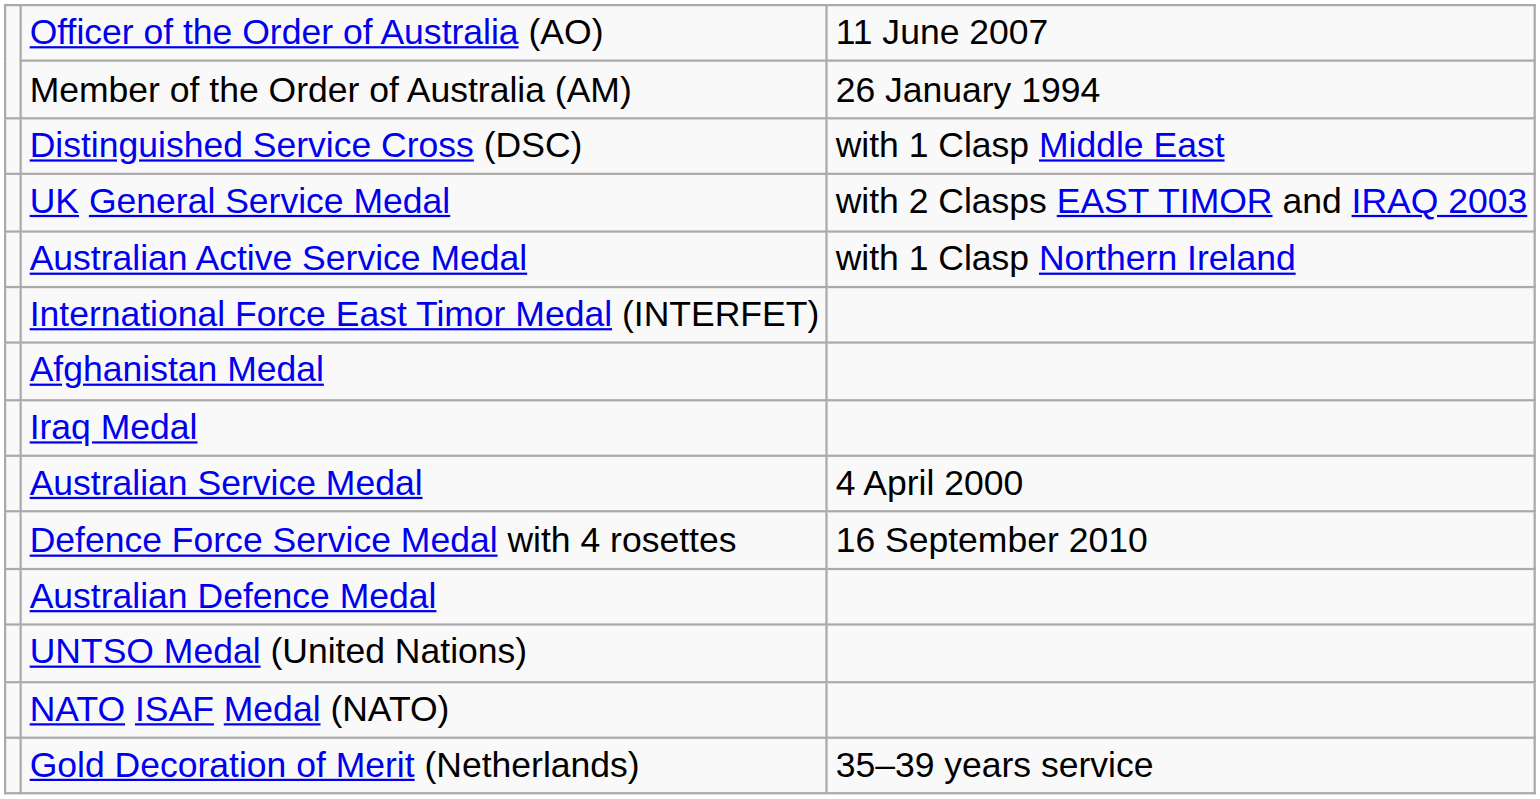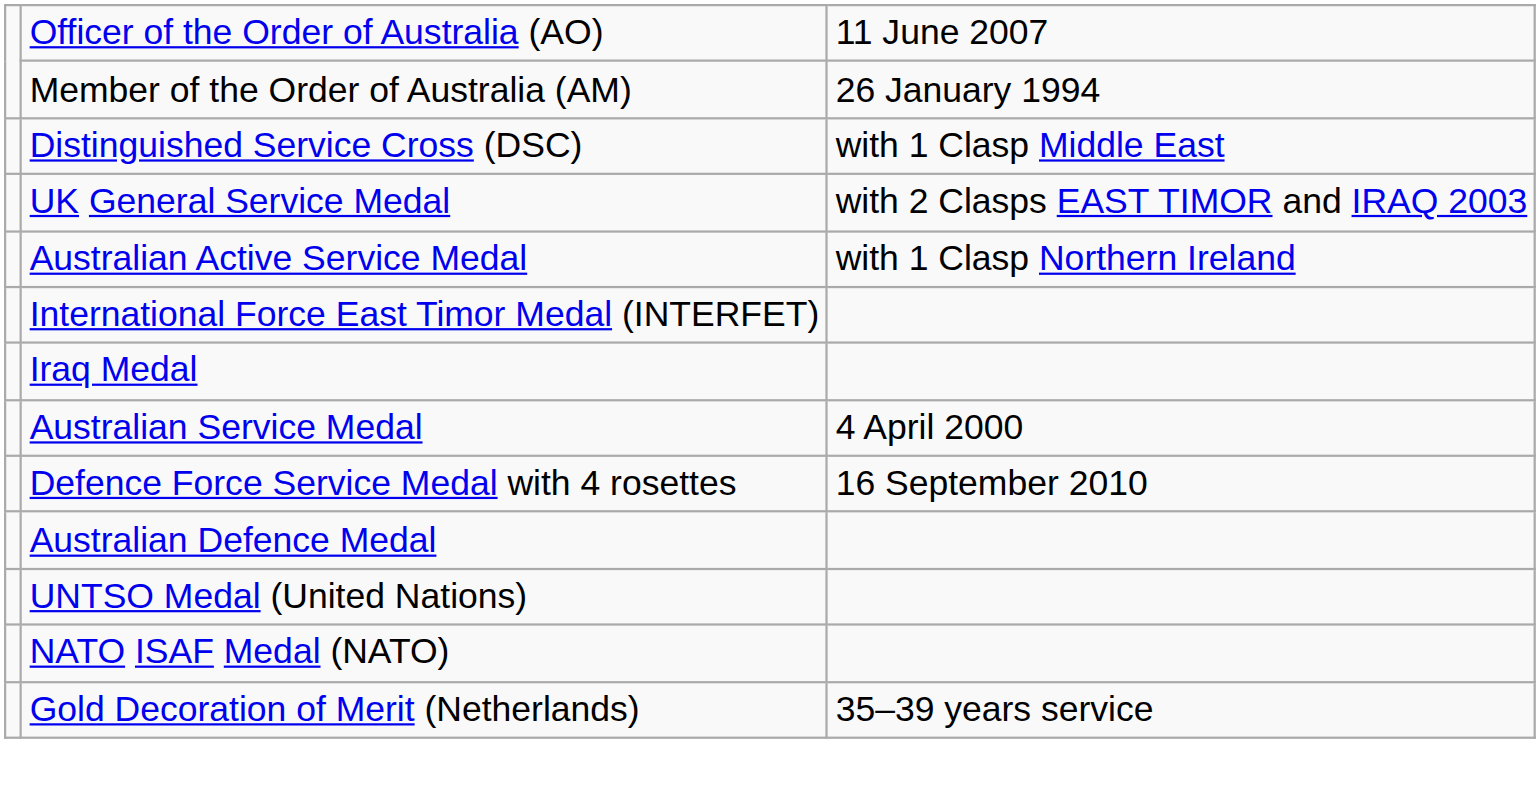- row: (177, 370)
